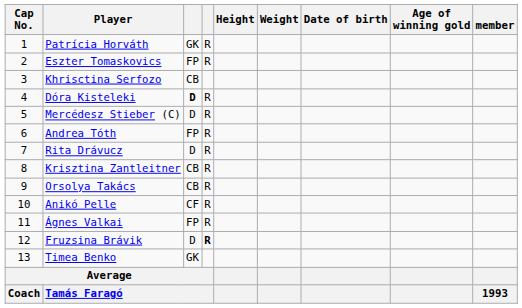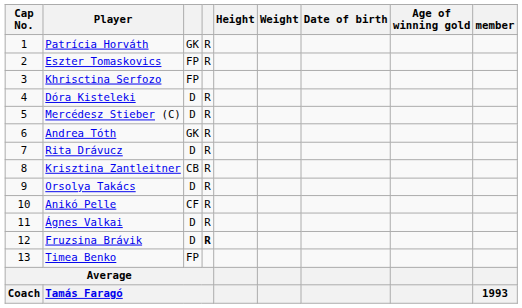(193, 80) CB -> (193, 80) FP
(193, 97) bold -> (193, 97) normal
(193, 133) FP -> (193, 133) GK
(193, 187) CB -> (193, 187) D
(193, 222) FP -> (193, 222) D
(193, 258) GK -> (193, 258) FP
